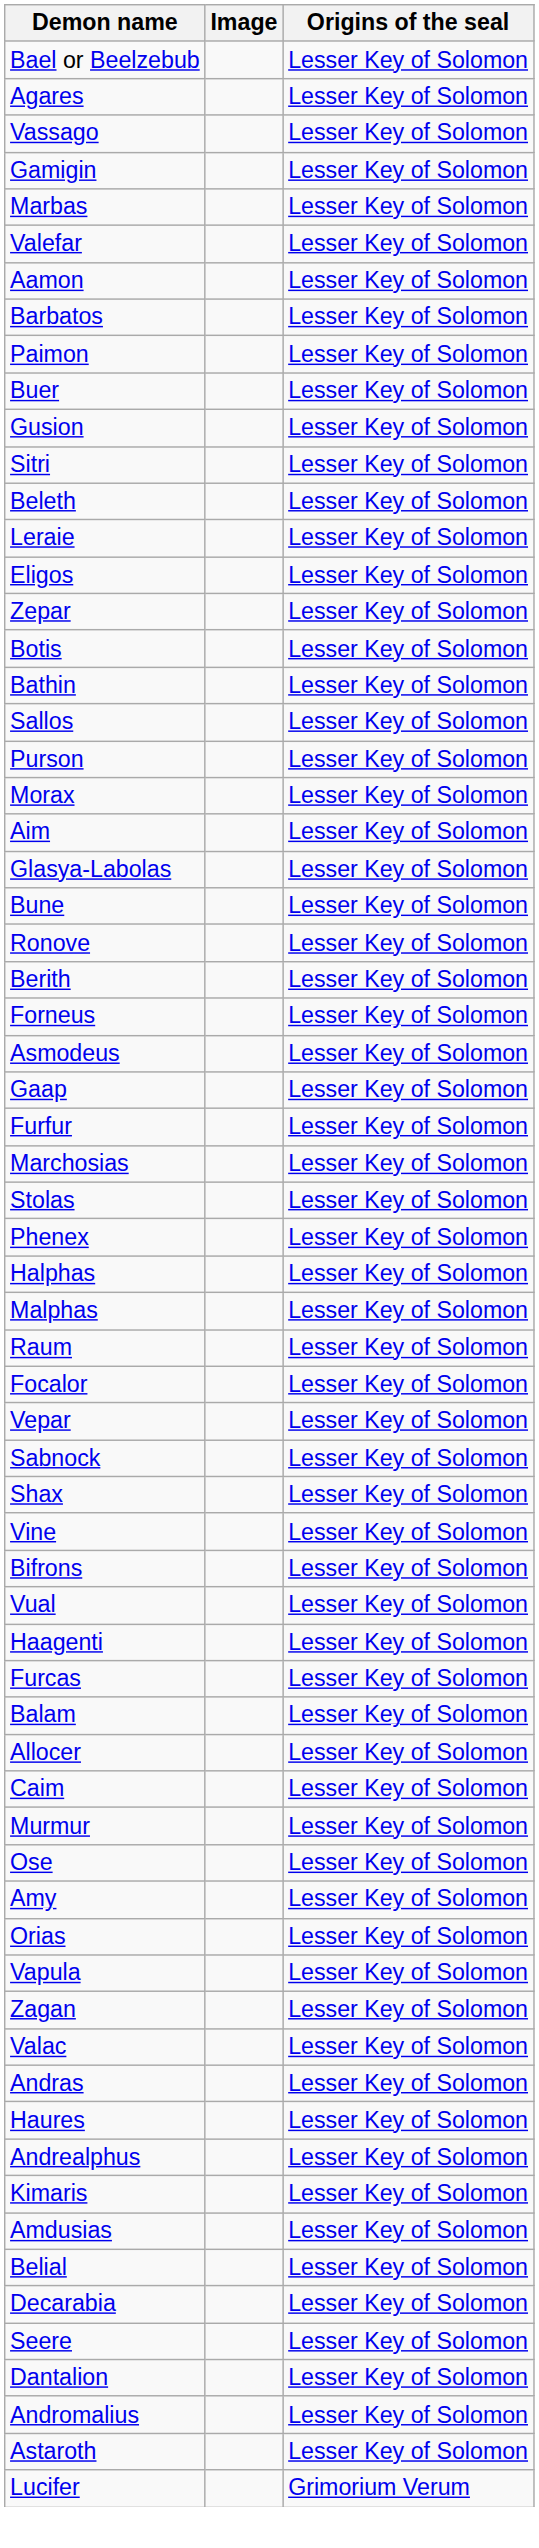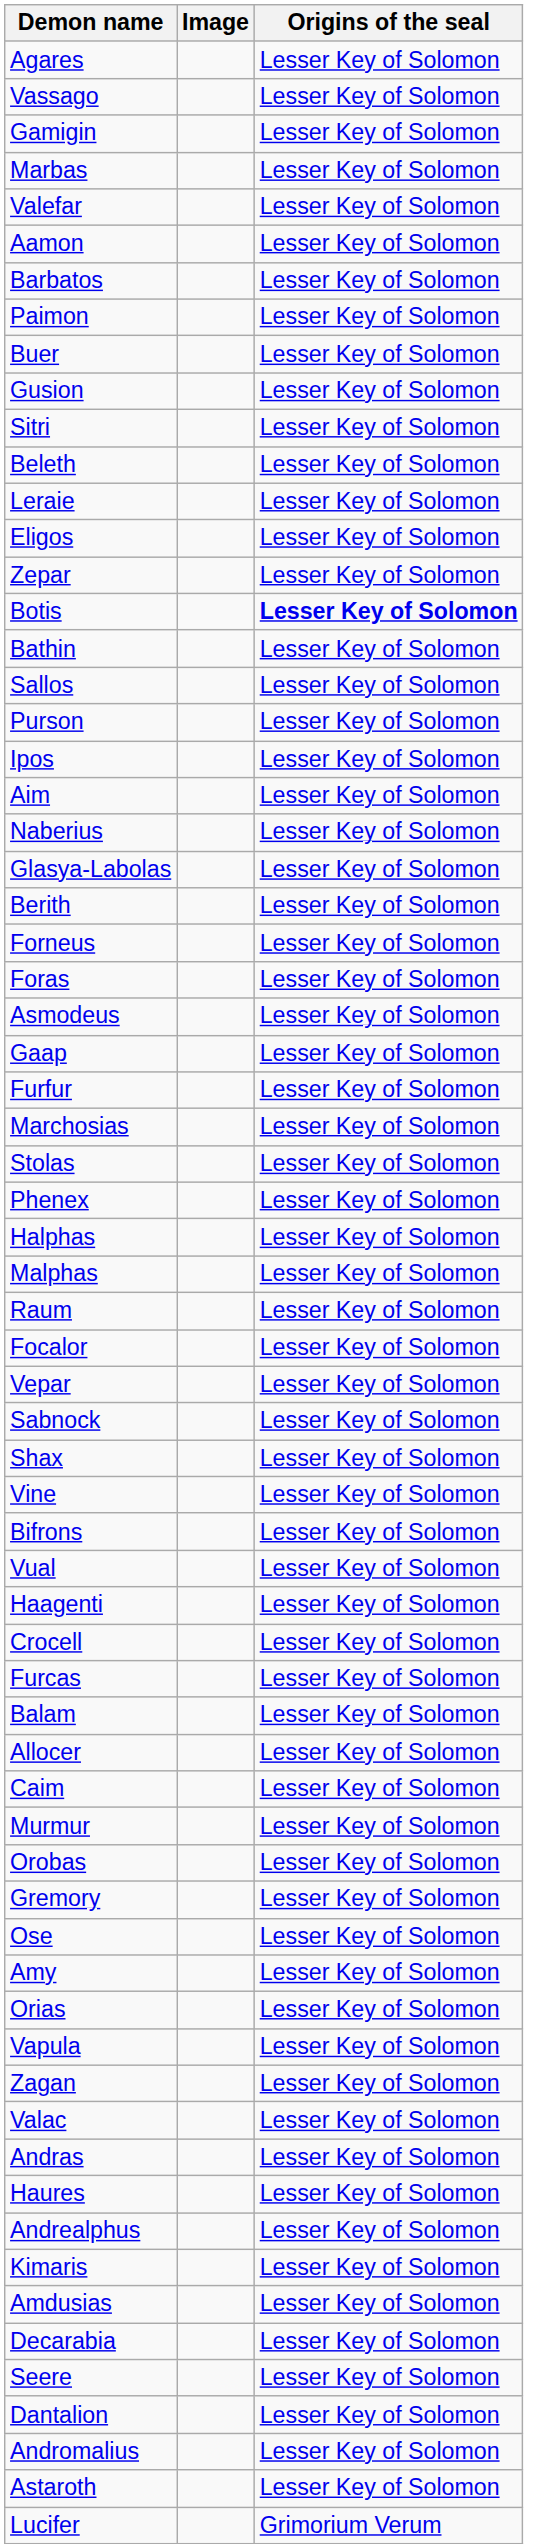- row: (105, 59)
(408, 648) normal -> (389, 611) bold
- row: (42, 795)
+ row: (32, 758)
+ row: (56, 832)
- row: (37, 905)
- row: (50, 942)
+ row: (40, 979)
+ row: (46, 1641)
+ row: (48, 1862)
+ row: (55, 1899)
- row: (38, 2267)
